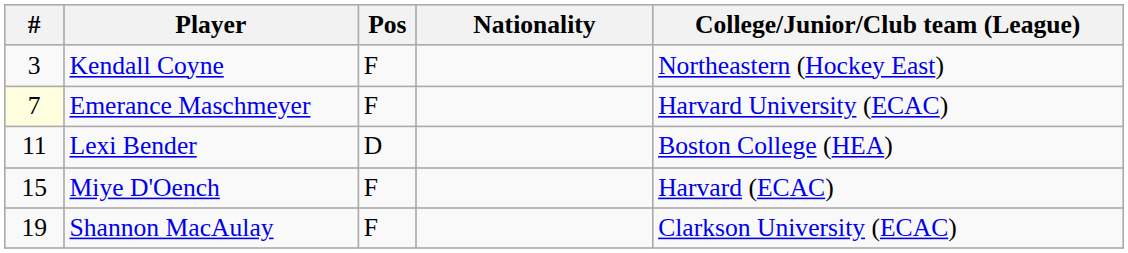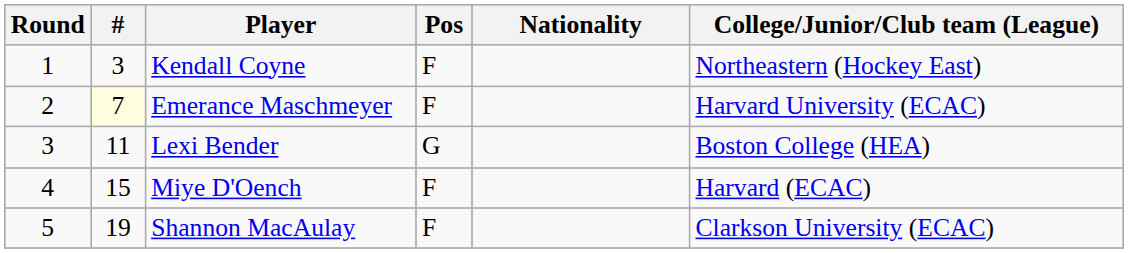+ column: (48, 24)
(373, 146) D -> (431, 146) G
